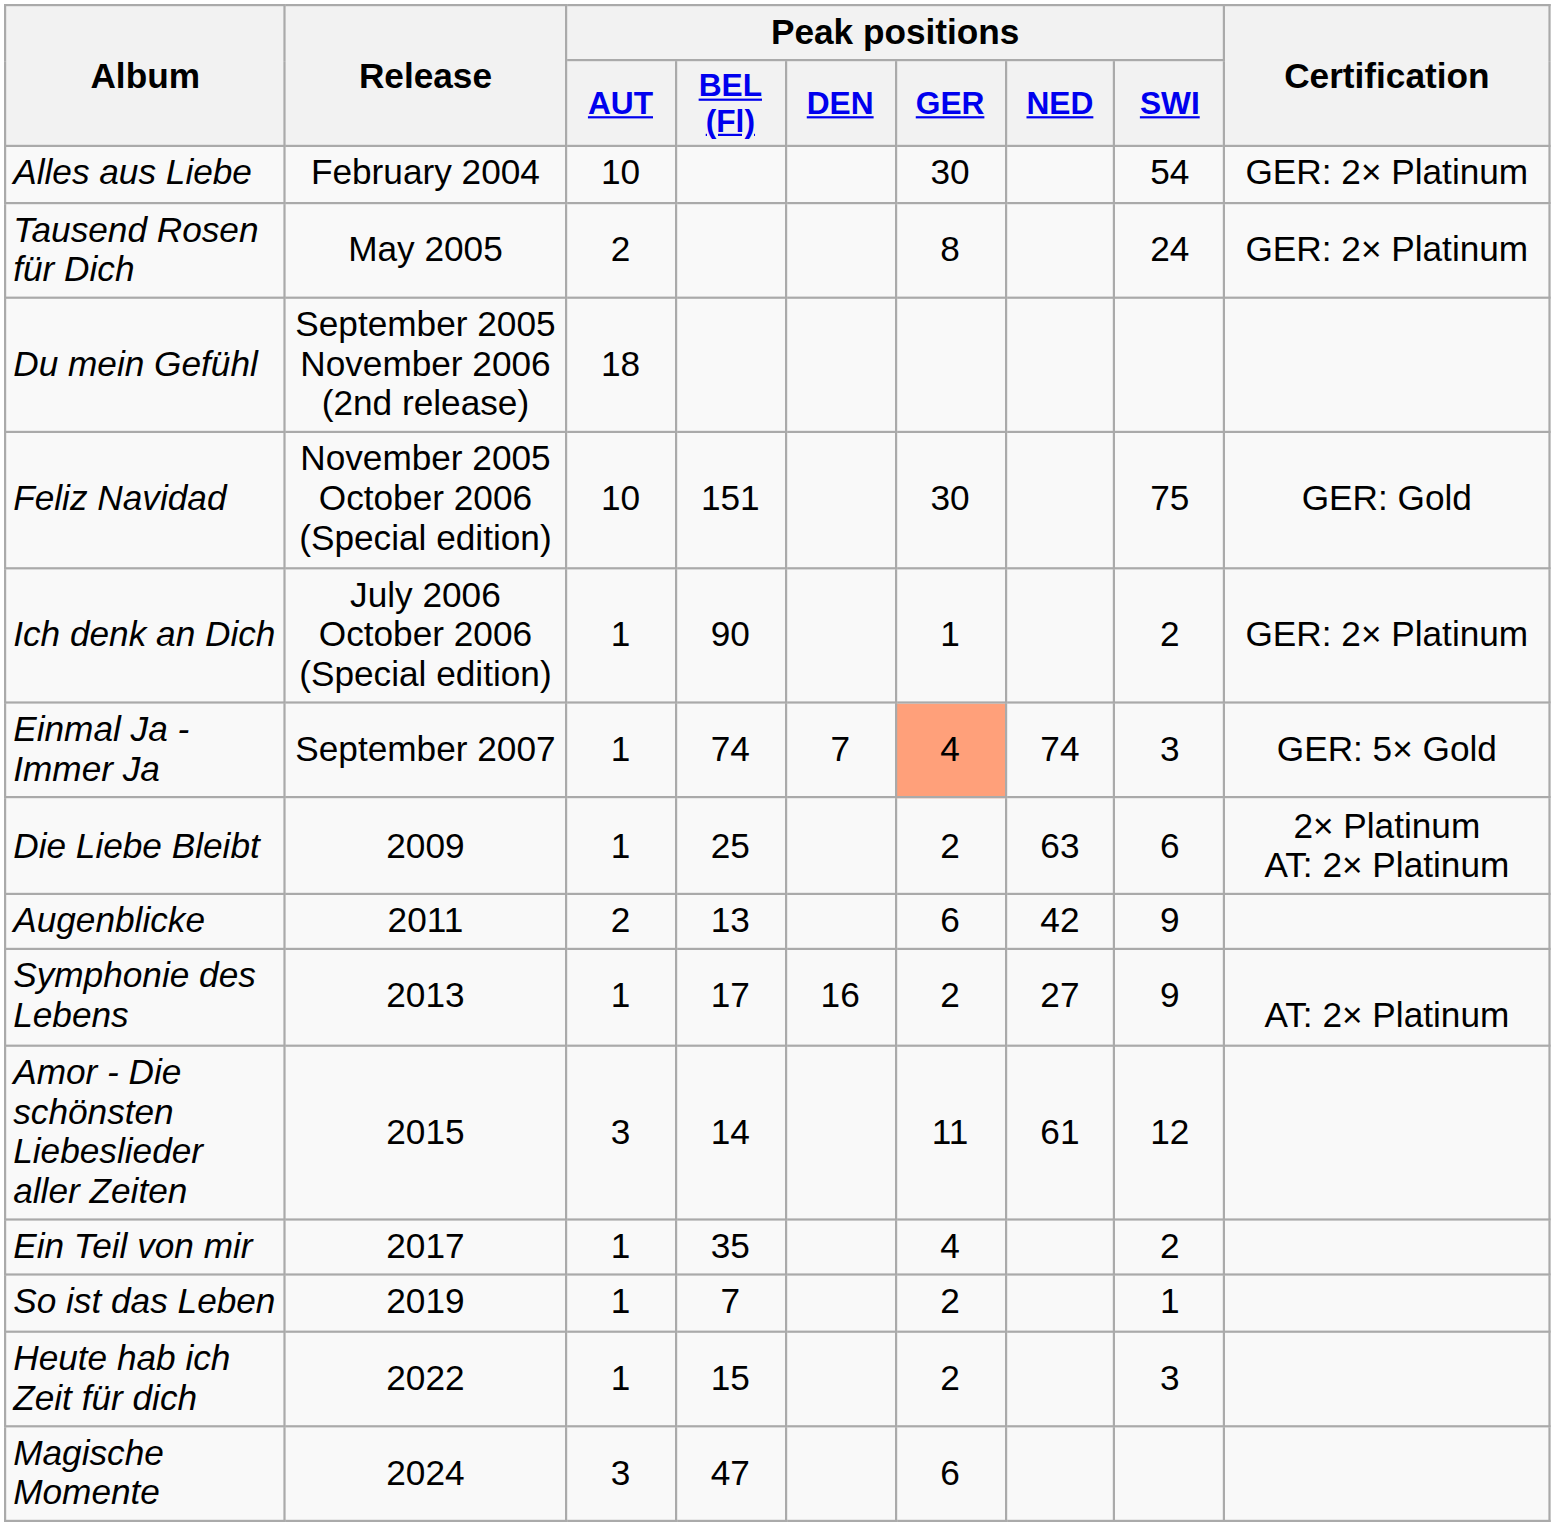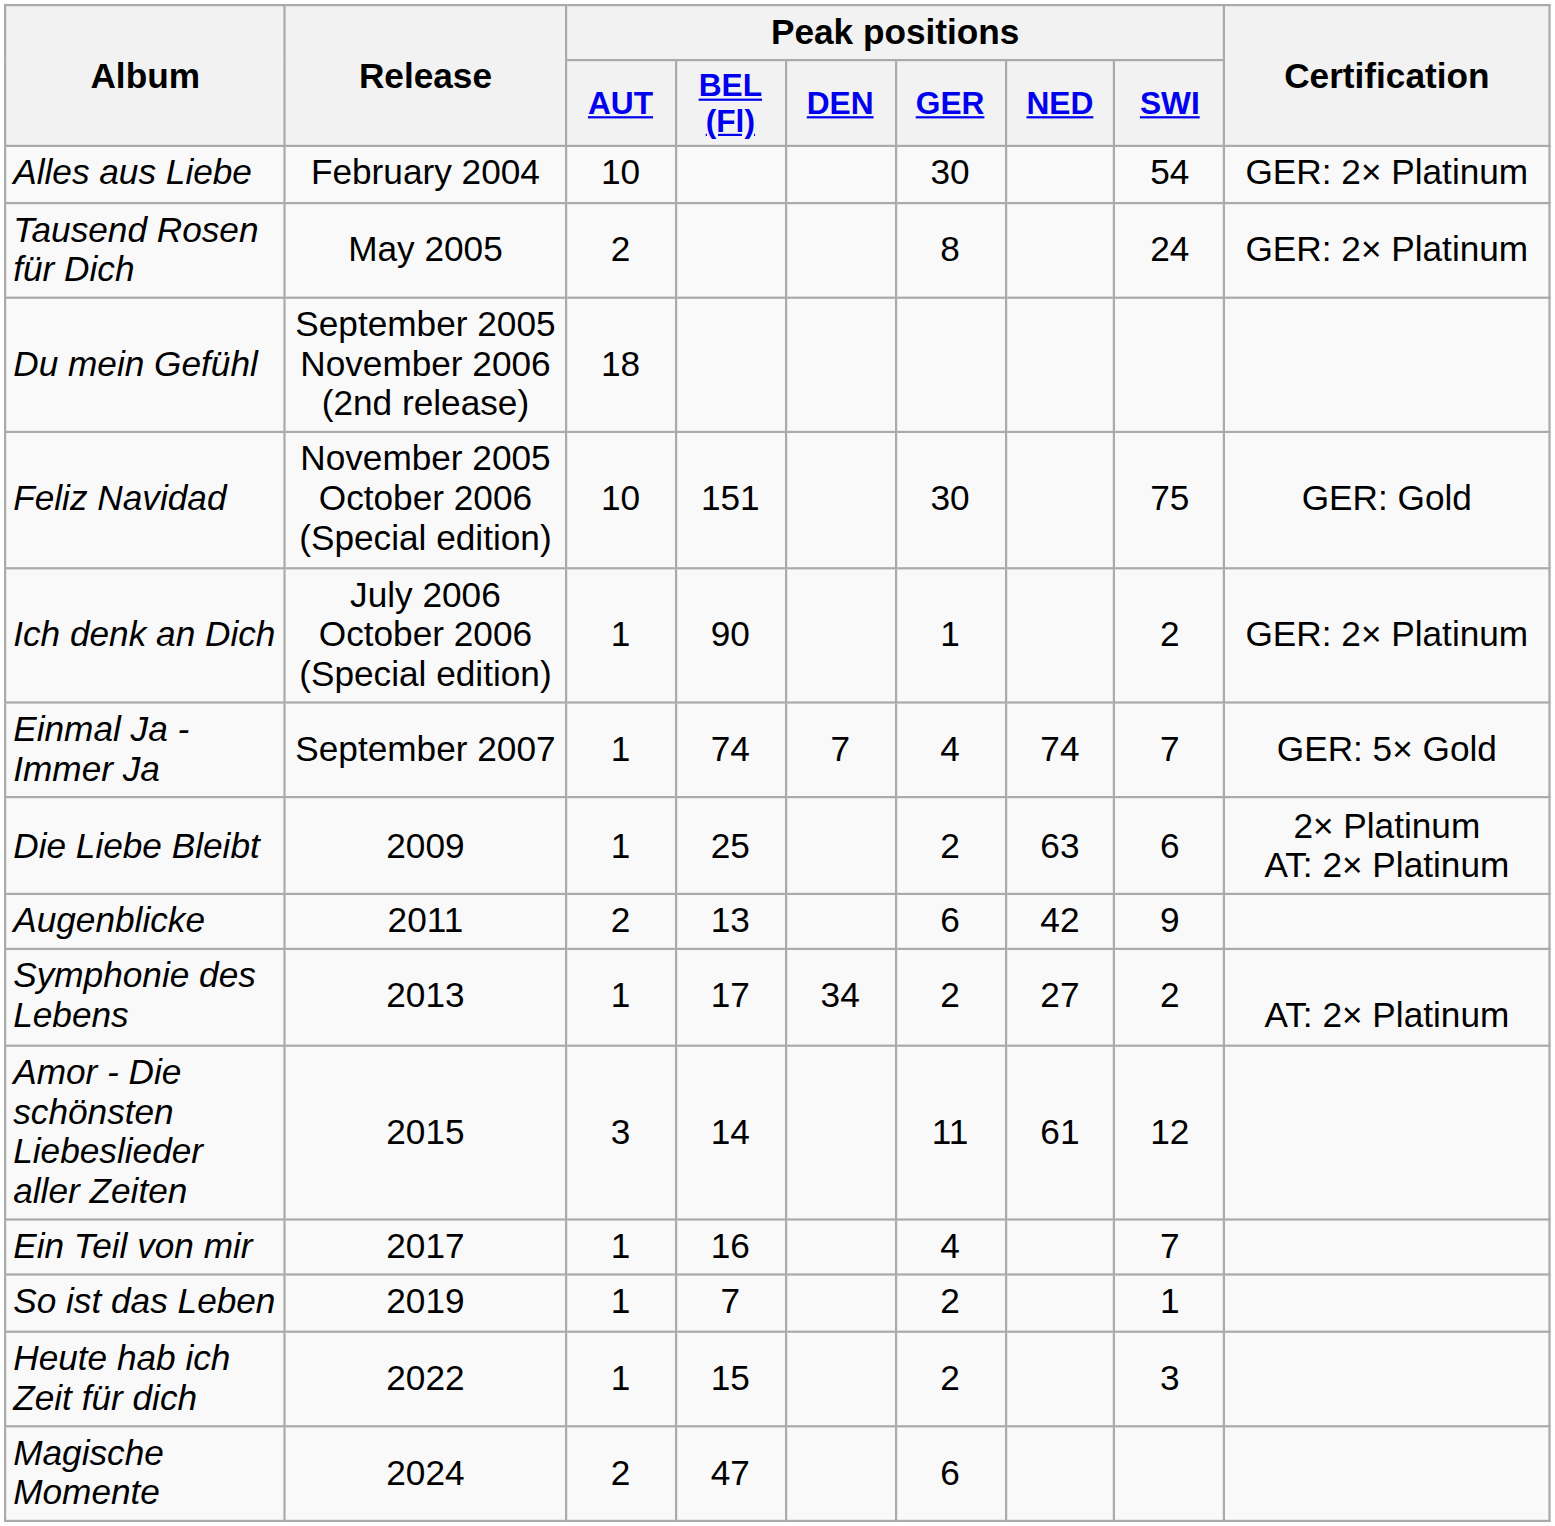(950, 749) lightsalmon background -> (950, 749) no background
(1170, 749) 3 -> (1170, 749) 7
(840, 996) 16 -> (840, 996) 34
(1170, 996) 9 -> (1170, 996) 2
(730, 1246) 35 -> (730, 1246) 16
(1170, 1246) 2 -> (1170, 1246) 7
(620, 1473) 3 -> (620, 1473) 2
